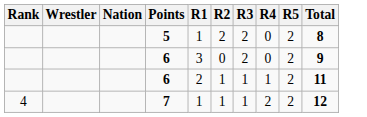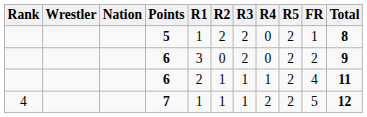+ column: (314, 15)
